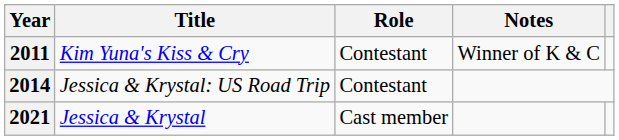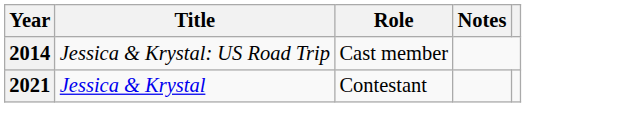- row: (30, 53)
(383, 85) Contestant -> (394, 53) Cast member
(394, 118) Cast member -> (383, 85) Contestant
